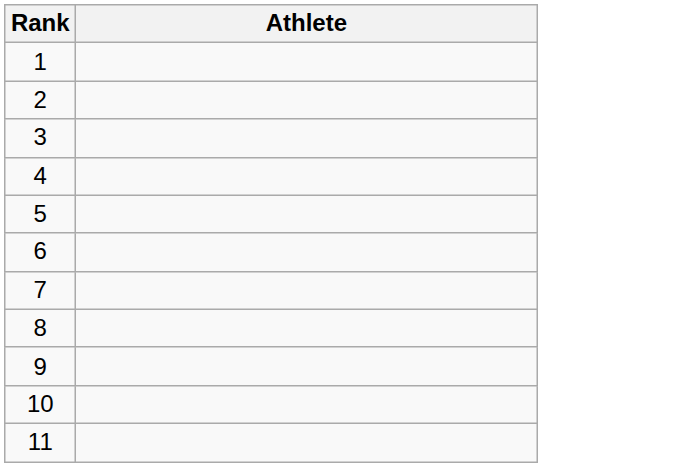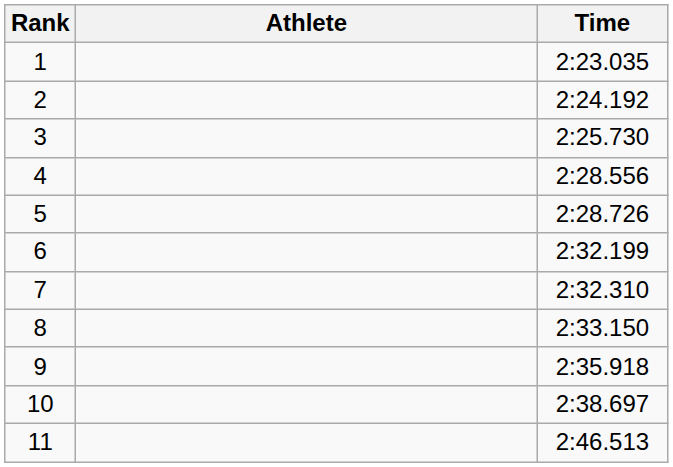+ column: (602, 23)
